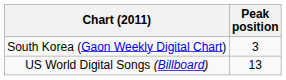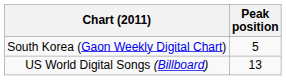(255, 46) 3 -> (255, 46) 5
